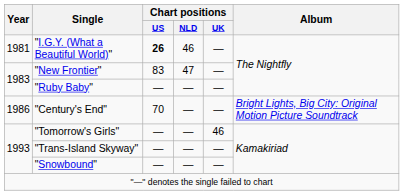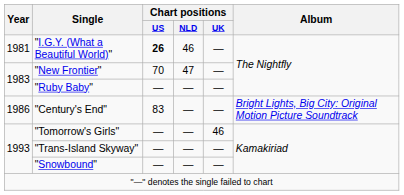(158, 71) 83 -> (158, 71) 70
(158, 110) 70 -> (158, 110) 83
